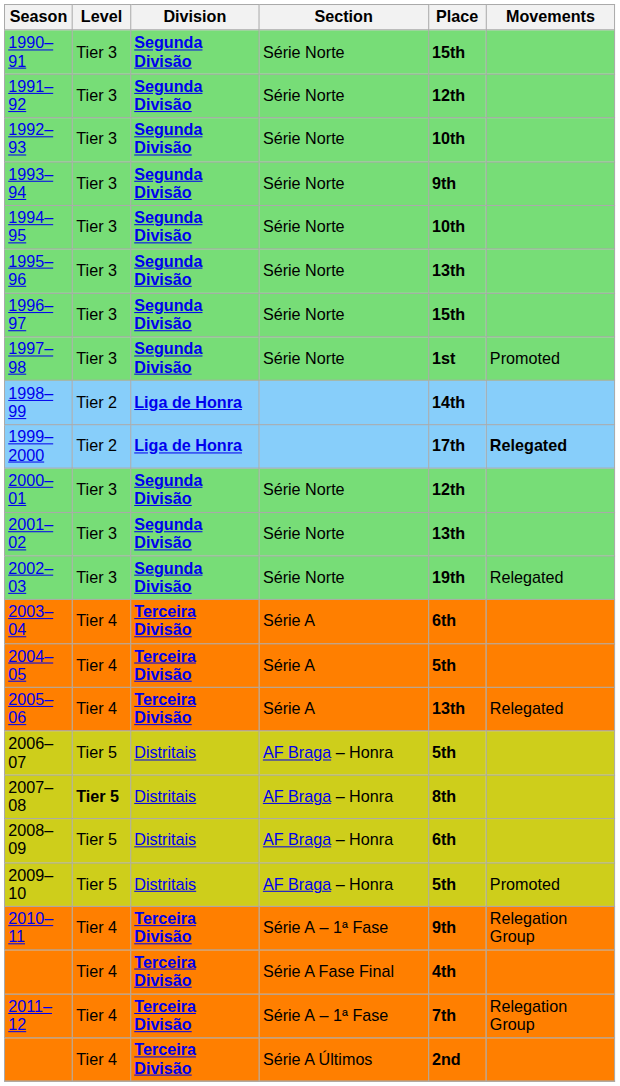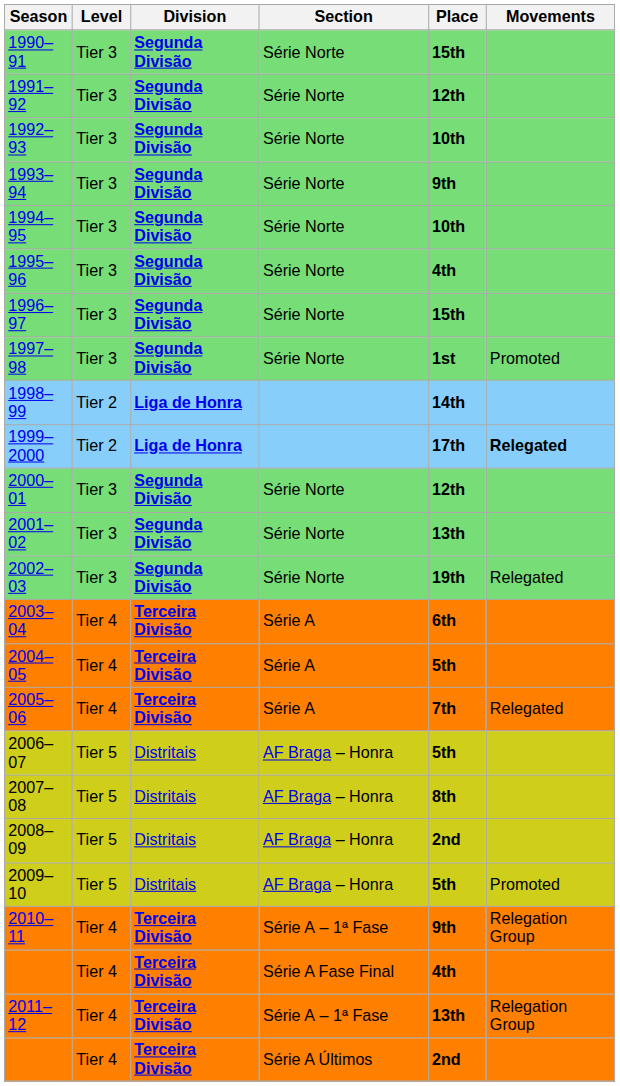(449, 271) 13th -> (444, 271) 4th
(449, 709) 13th -> (444, 709) 7th
(98, 796) bold -> (97, 796) normal
(444, 840) 6th -> (446, 840) 2nd
(444, 1015) 7th -> (449, 1015) 13th
